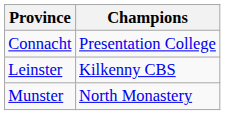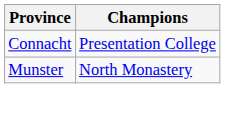- row: (35, 69)
